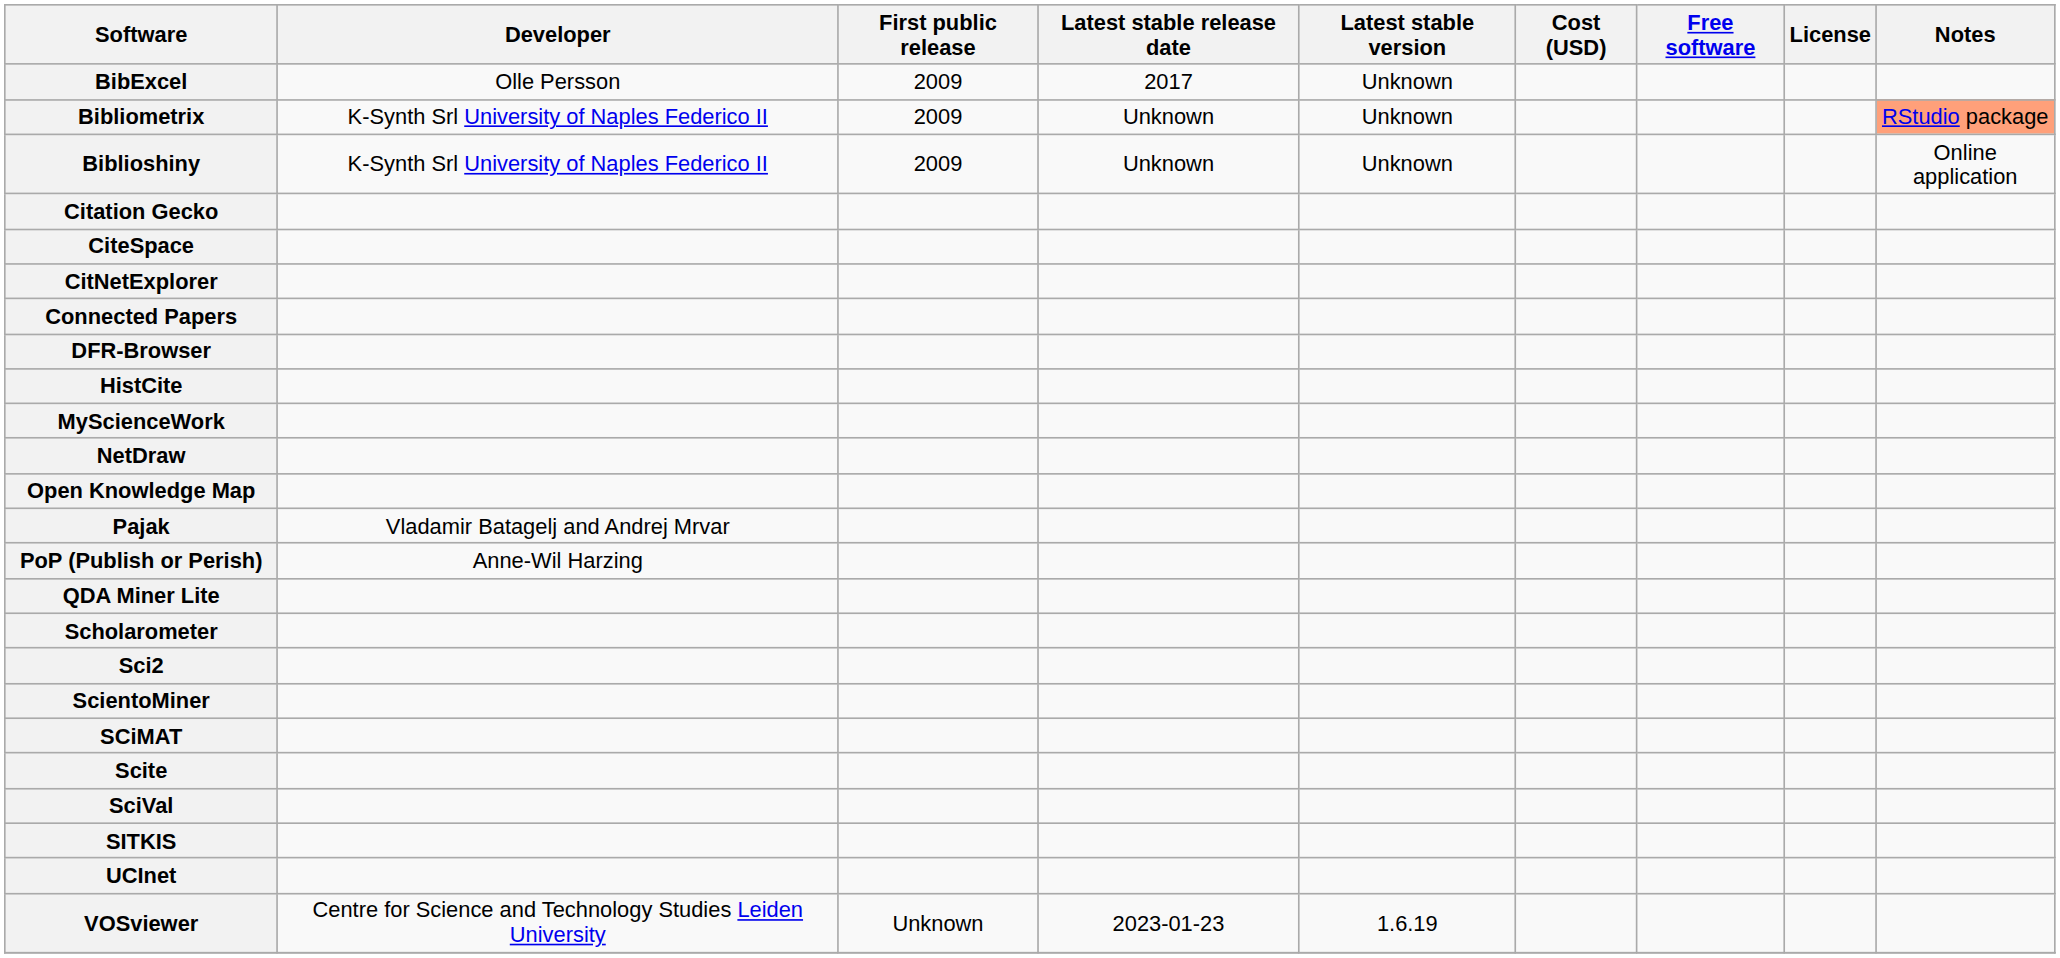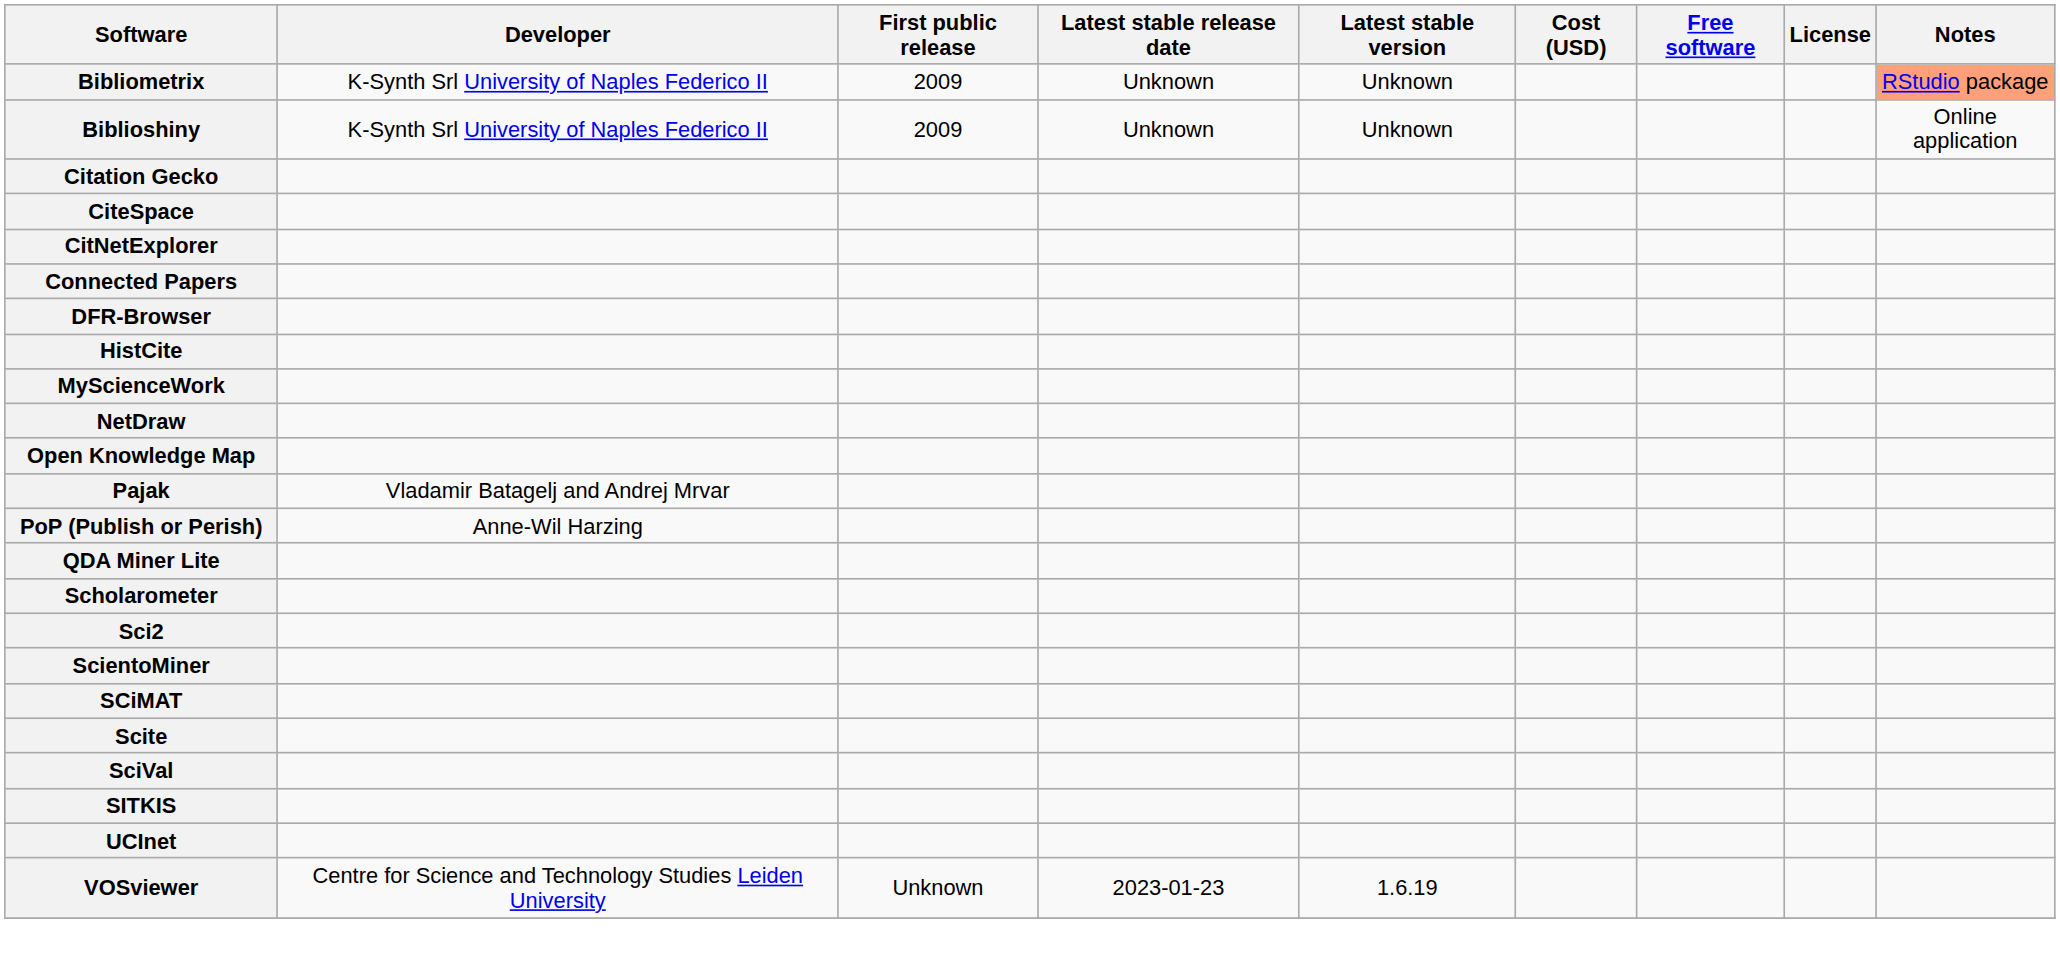- row: (141, 82)
